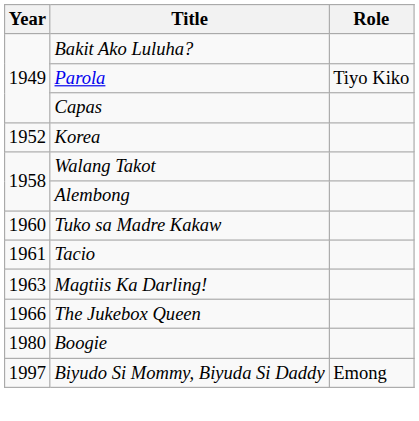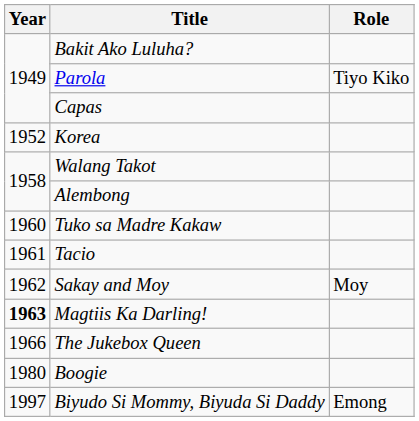+ row: (112, 284)
(27, 284) normal -> (27, 313) bold
